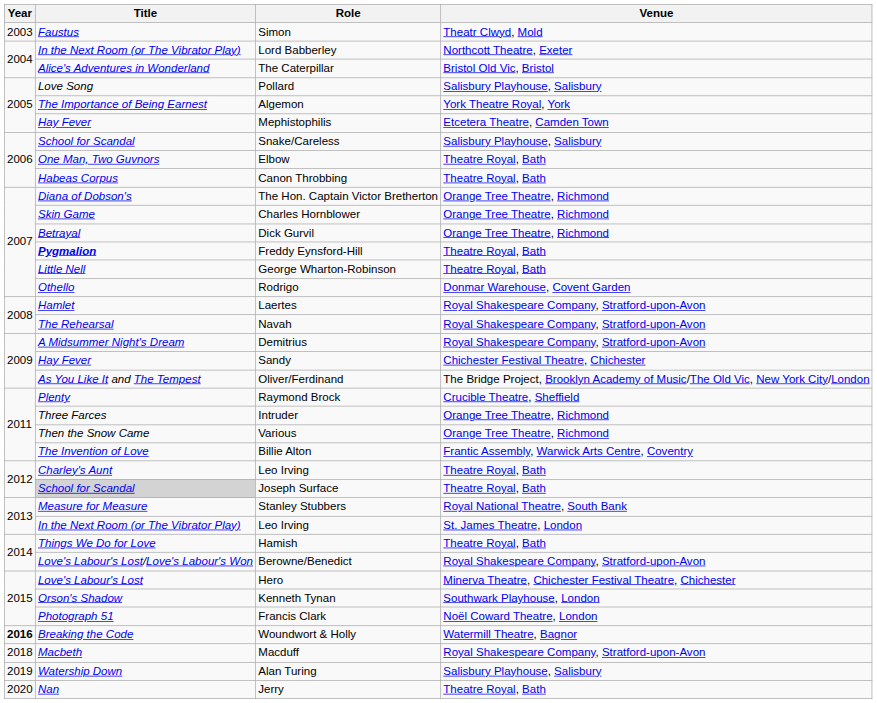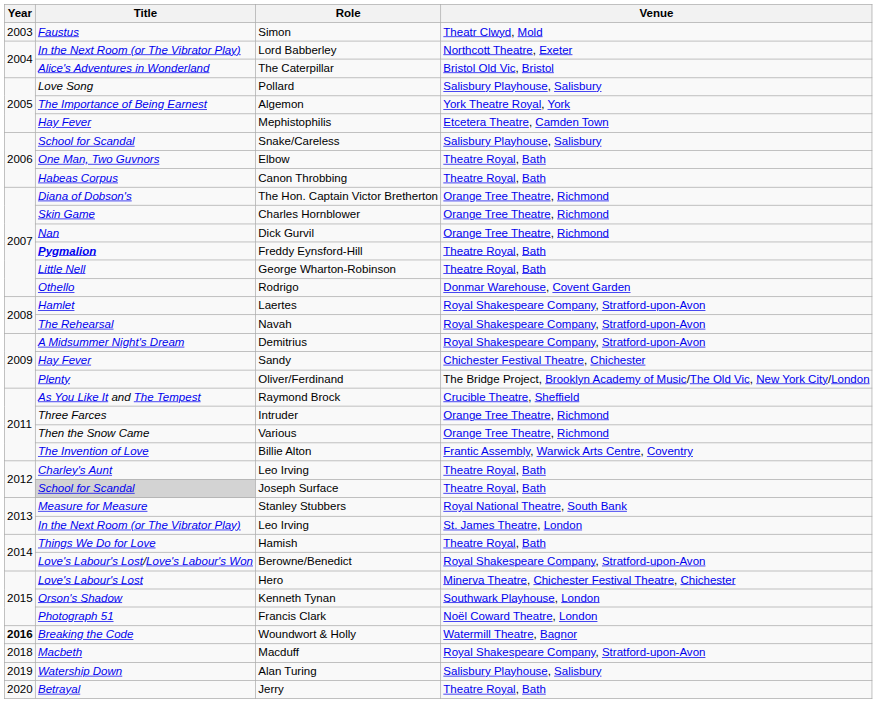(59, 232) Betrayal -> (49, 232) Nan
(119, 379) As You Like It and The Tempest -> (54, 379) Plenty
(54, 397) Plenty -> (119, 397) As You Like It and The Tempest
(49, 689) Nan -> (59, 689) Betrayal
